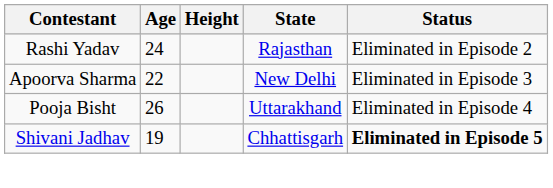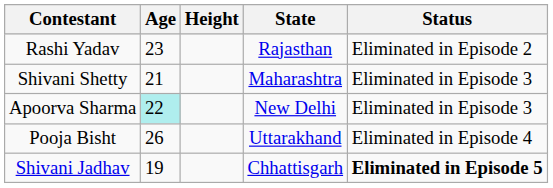(154, 49) 24 -> (154, 49) 23
+ row: (73, 78)
(154, 78) no background -> (154, 108) paleturquoise background
